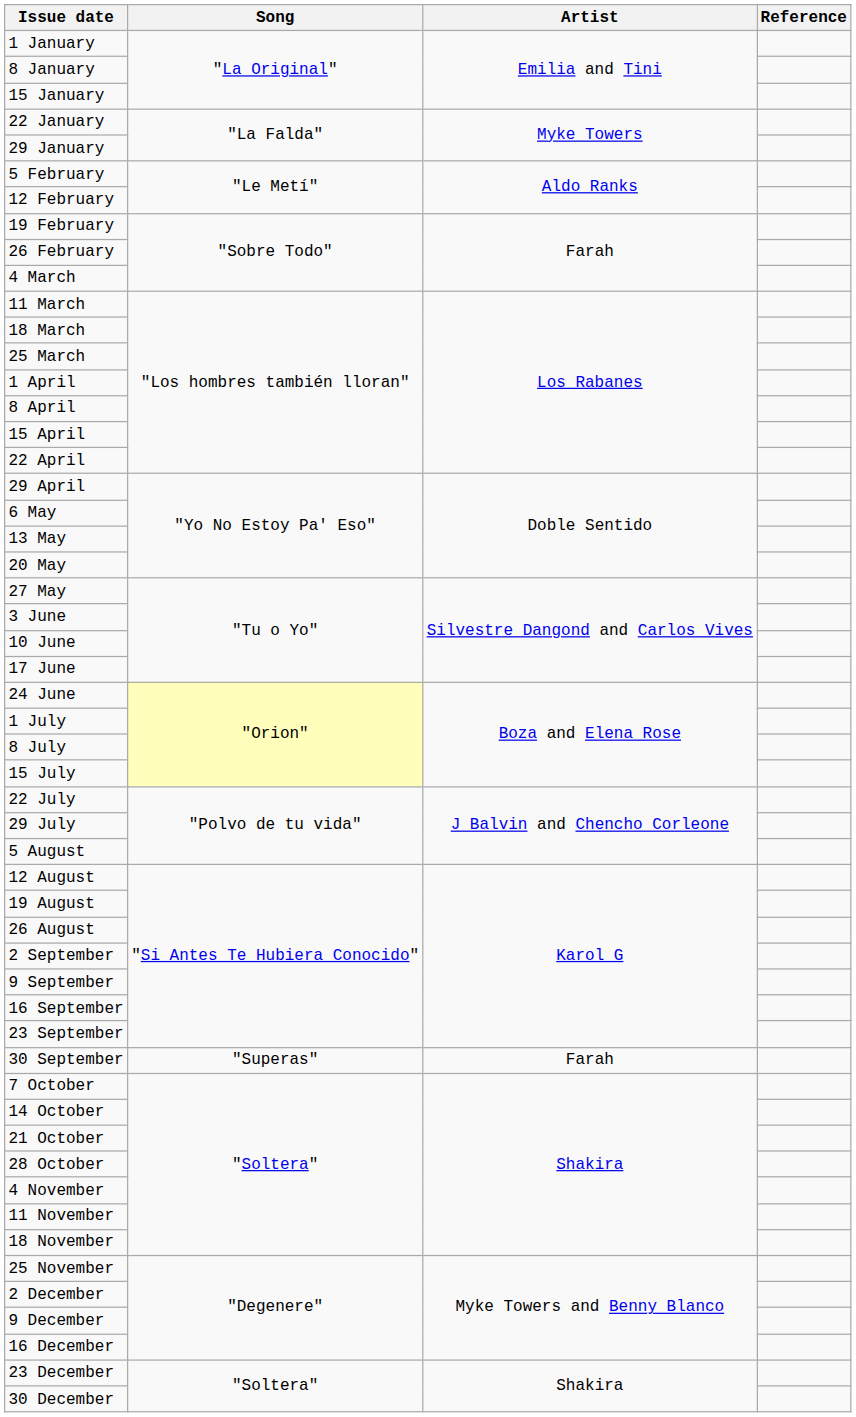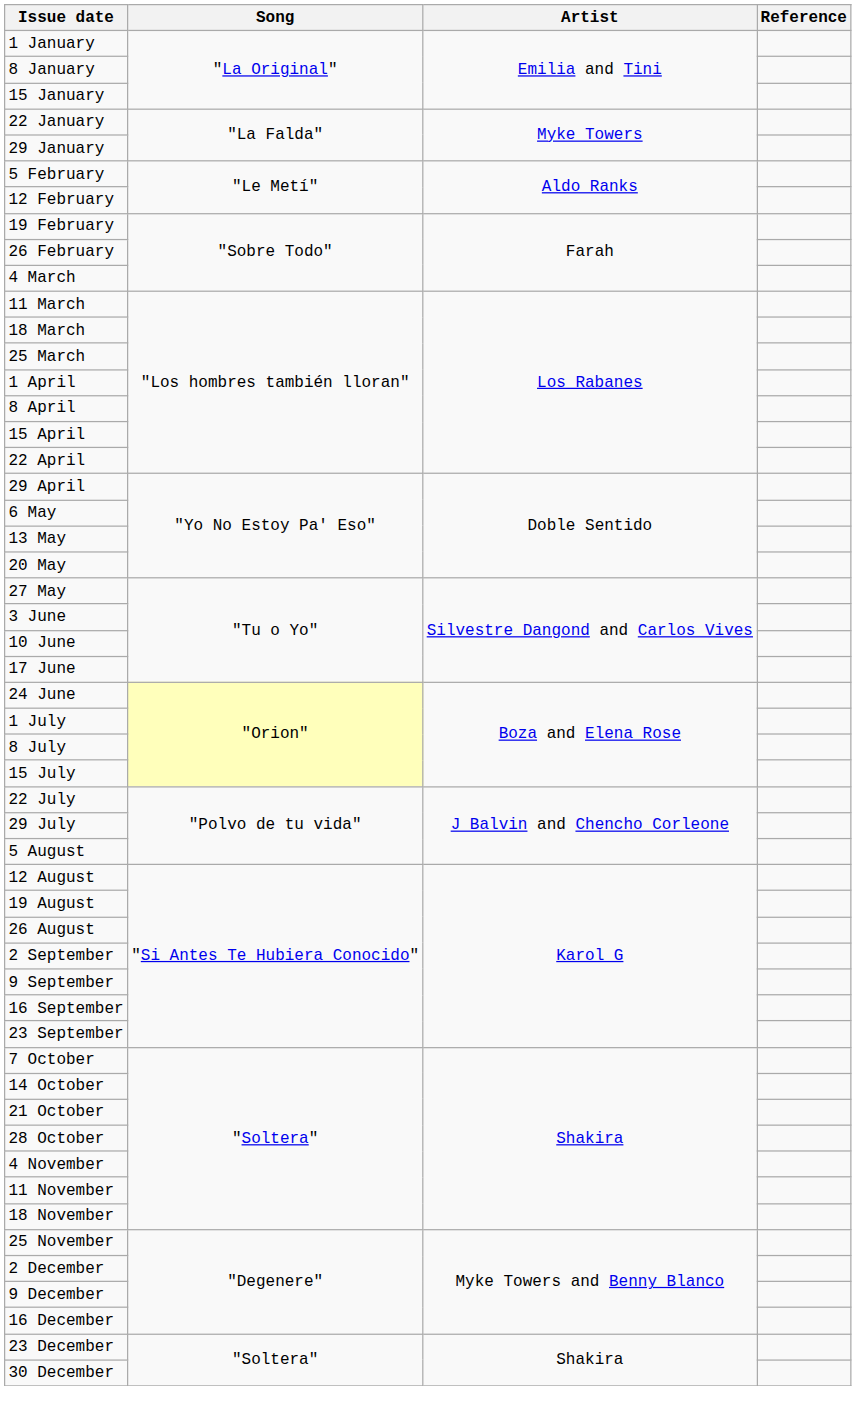- row: (66, 1060)
